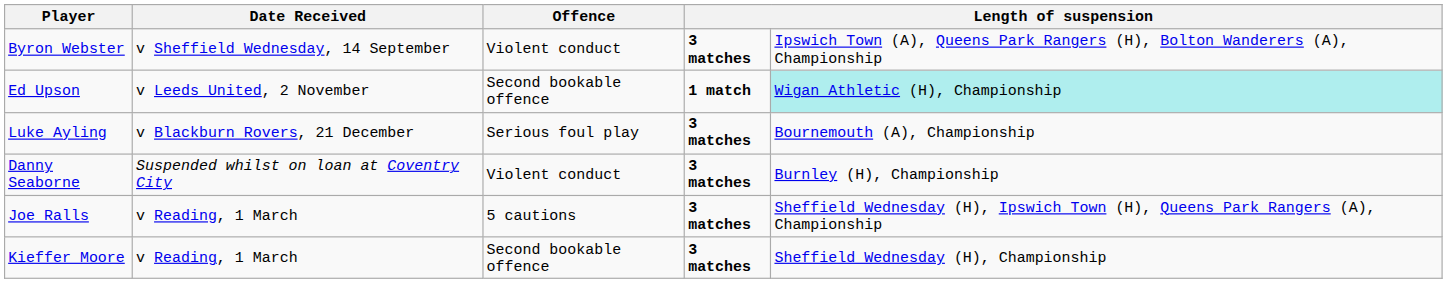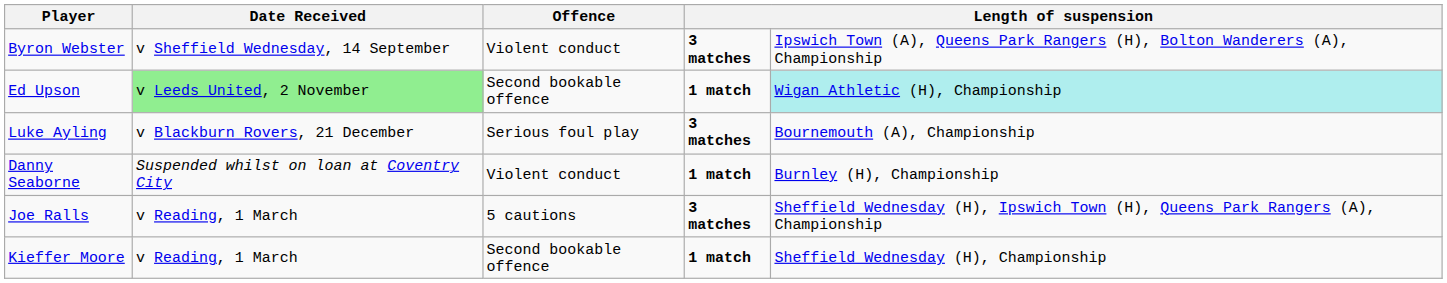(253, 91) no background -> (253, 91) lightgreen background
(720, 175) 3 matches -> (720, 175) 1 match
(720, 258) 3 matches -> (720, 258) 1 match
